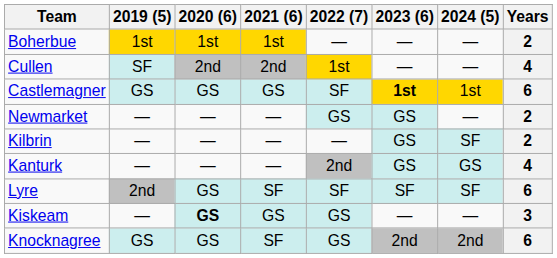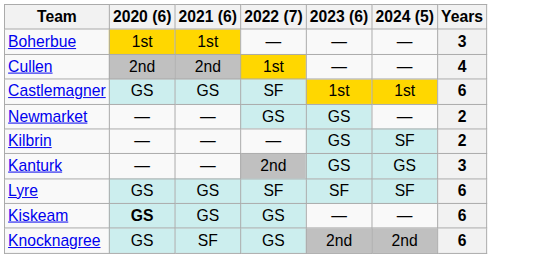- column: (142, 16)
(528, 41) 2 -> (462, 41) 3
(405, 91) bold -> (339, 91) normal
(528, 166) 4 -> (462, 166) 3
(273, 191) SF -> (208, 191) GS
(528, 215) 3 -> (462, 215) 6
